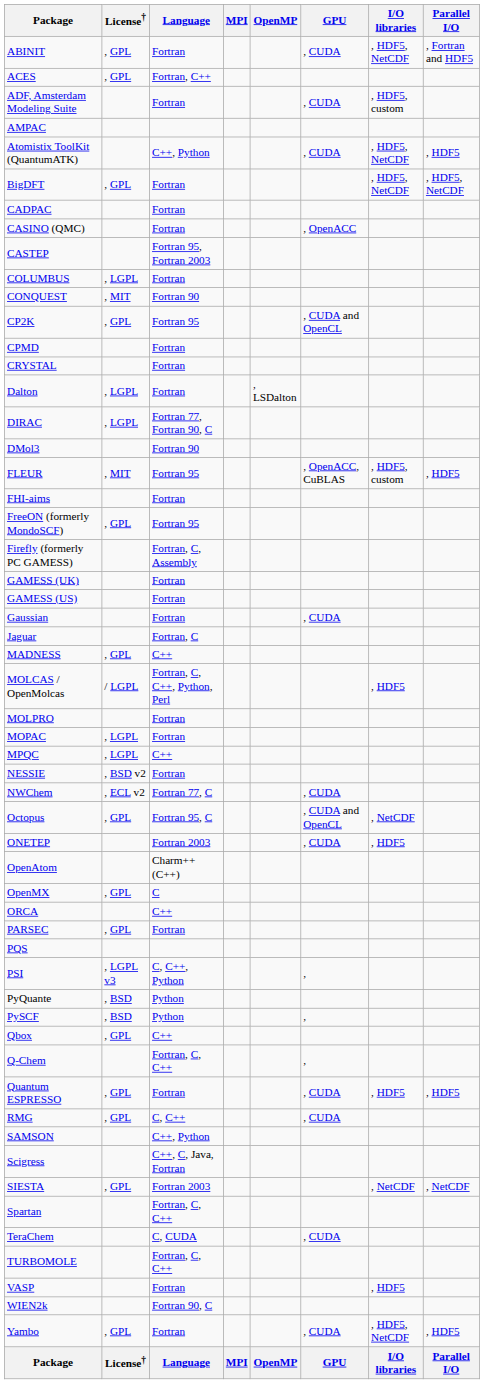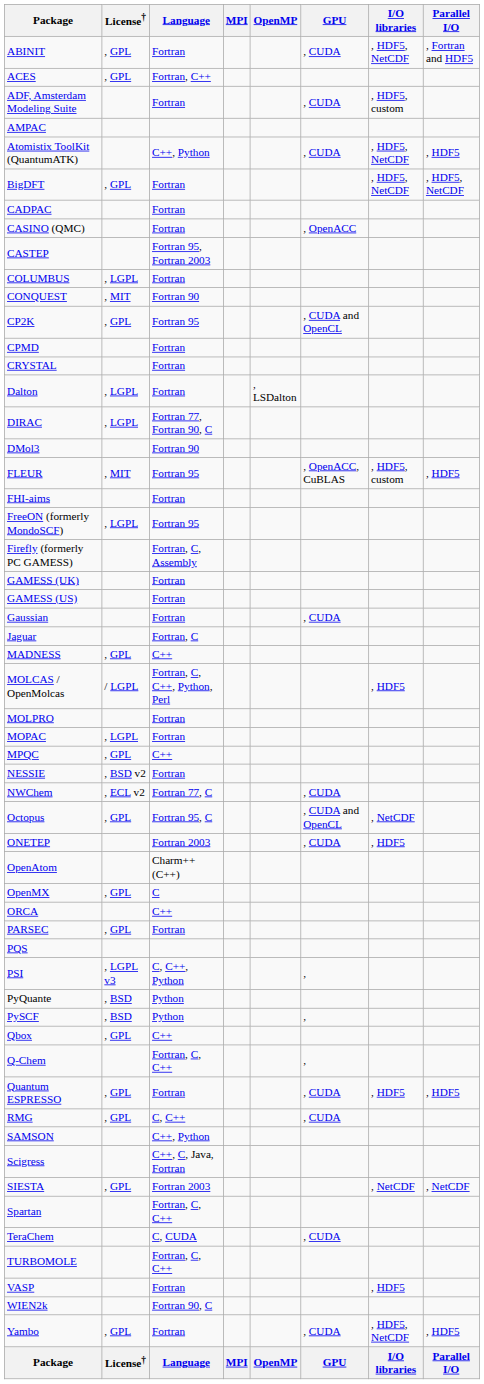(118, 523) , GPL -> (121, 523) , LGPL
(121, 755) , LGPL -> (118, 755) , GPL
